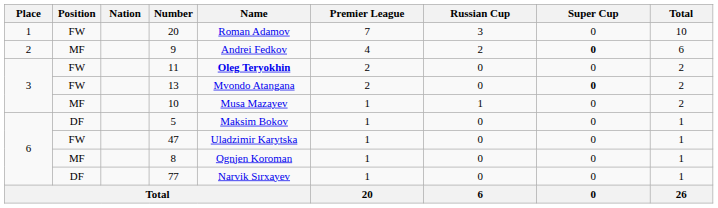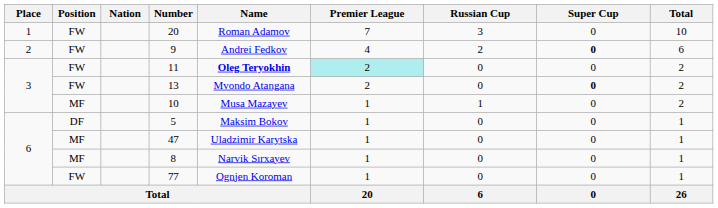(77, 49) MF -> (77, 49) FW
(367, 67) no background -> (367, 67) paleturquoise background
(77, 140) FW -> (77, 140) MF
(254, 158) Ognjen Koroman -> (254, 158) Narvik Sırxayev
(77, 176) DF -> (77, 176) FW
(254, 176) Narvik Sırxayev -> (254, 176) Ognjen Koroman
